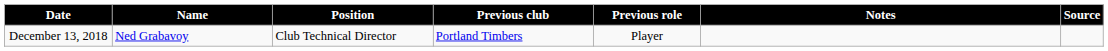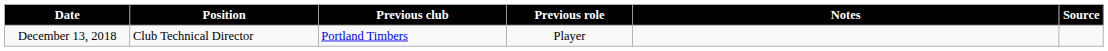- column: (192, 15)
